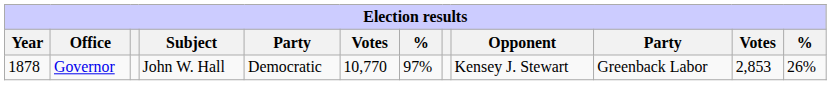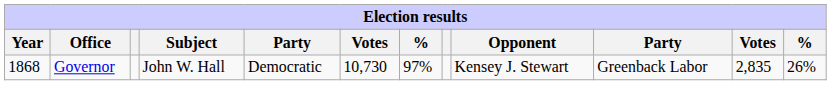(24, 67) 1878 -> (24, 67) 1868
(365, 67) 10,770 -> (365, 67) 10,730
(753, 67) 2,853 -> (753, 67) 2,835
